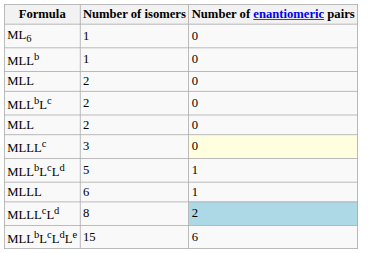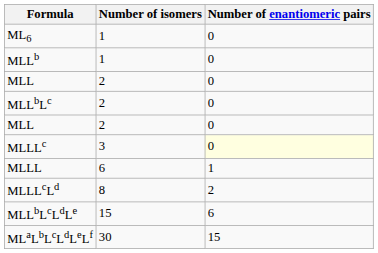- row: (36, 170)
(195, 213) lightblue background -> (211, 190) no background
+ row: (50, 237)
